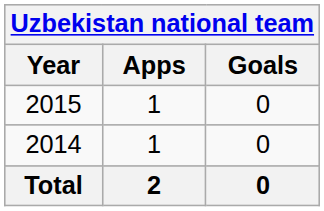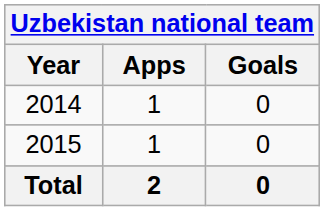rows swapped: (53, 144) <-> (53, 104)
